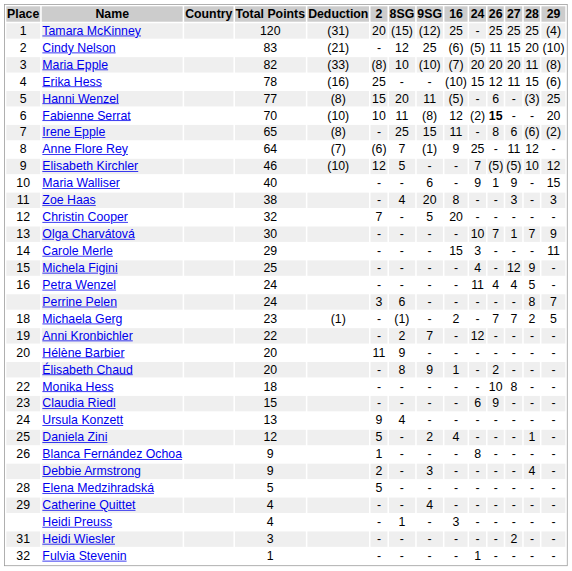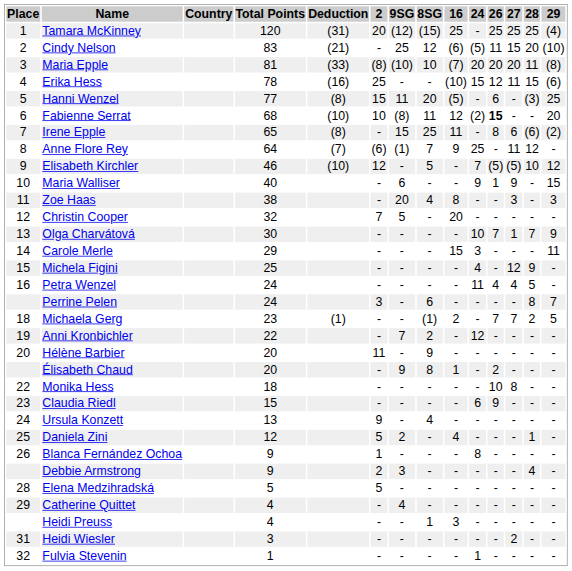columns swapped: (402, 14) <-> (430, 14)
(270, 64) 82 -> (270, 64) 81
(270, 115) 70 -> (270, 115) 68
